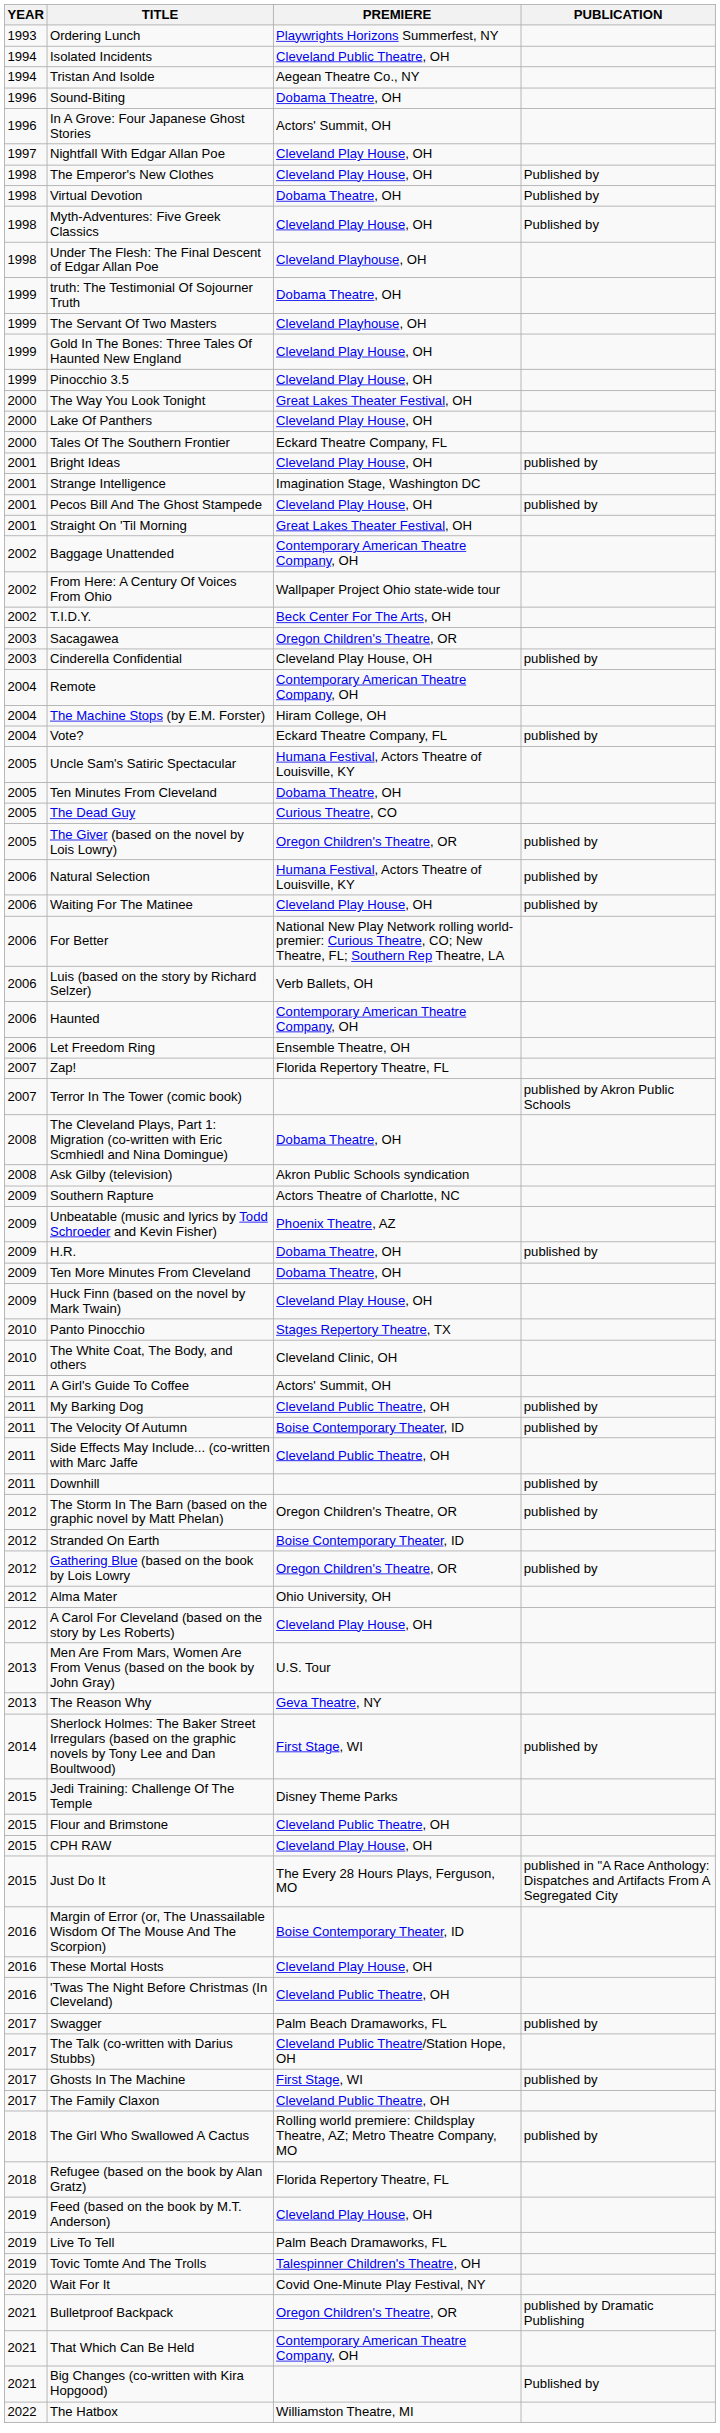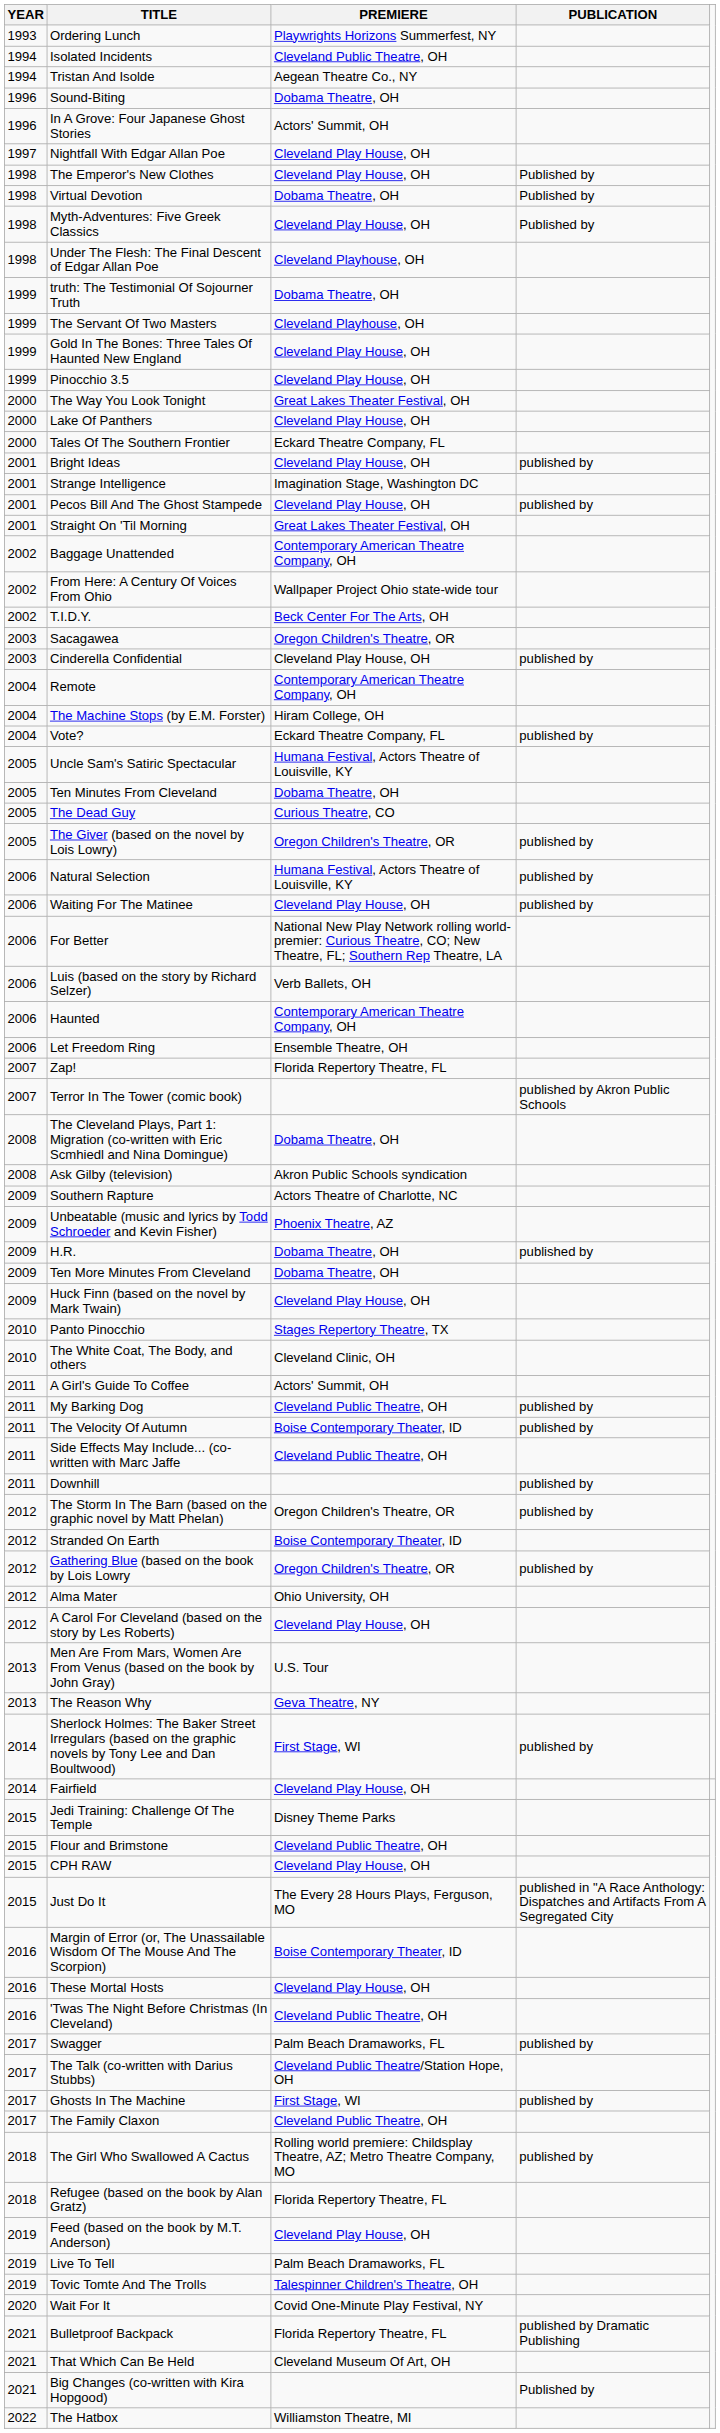+ row: (73, 1789)
(367, 2312) Oregon Children's Theatre, OR -> (360, 2333) Florida Repertory Theatre, FL
(371, 2348) Contemporary American Theatre Company, OH -> (362, 2361) Cleveland Museum Of Art, OH
